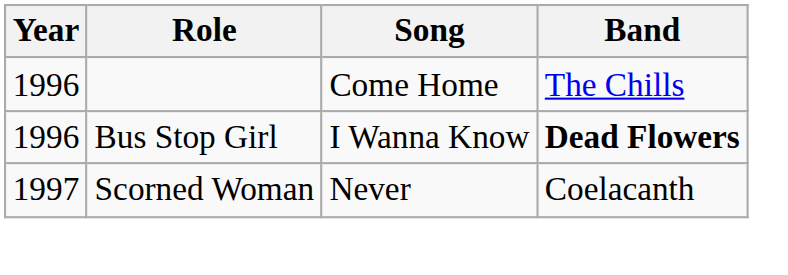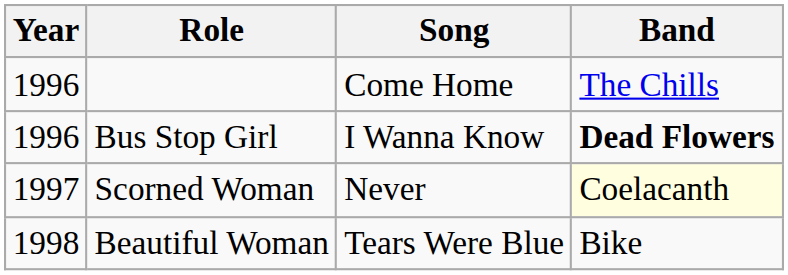(620, 189) no background -> (654, 189) lightyellow background
+ row: (212, 242)
